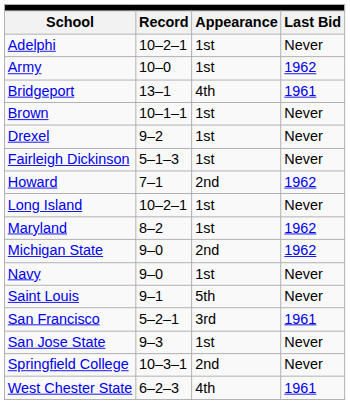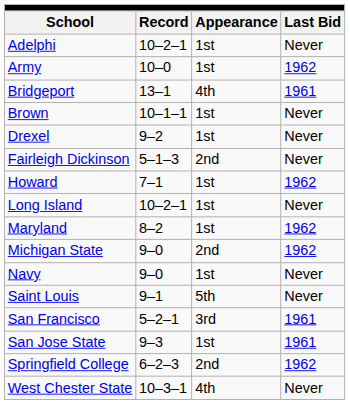(205, 159) 1st -> (207, 159) 2nd
(207, 182) 2nd -> (205, 182) 1st
(304, 342) Never -> (300, 342) 1961
(163, 365) 10–3–1 -> (159, 365) 6–2–3
(304, 365) Never -> (300, 365) 1962
(159, 387) 6–2–3 -> (163, 387) 10–3–1
(300, 387) 1961 -> (304, 387) Never
